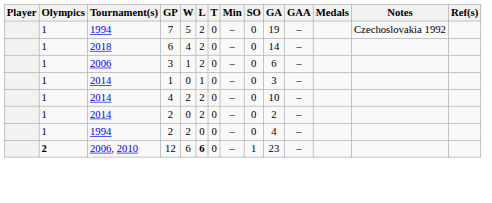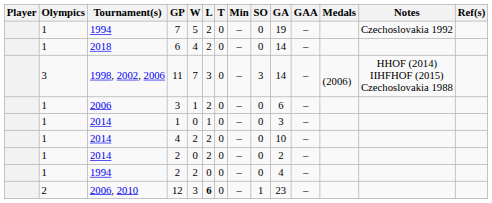+ row: (127, 76)
(44, 149) bold -> (44, 190) normal
(188, 149) 6 -> (195, 190) 3
